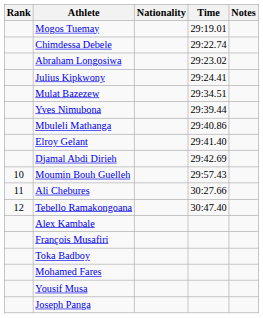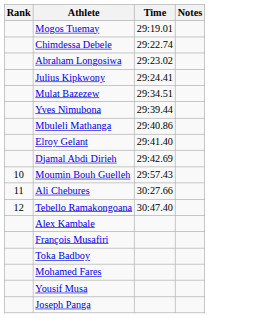- column: (161, 12)
